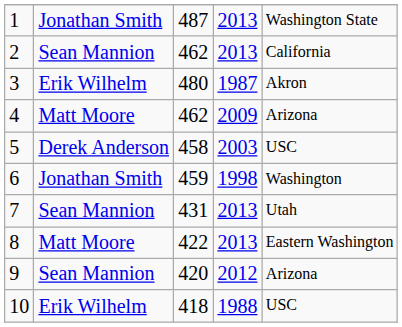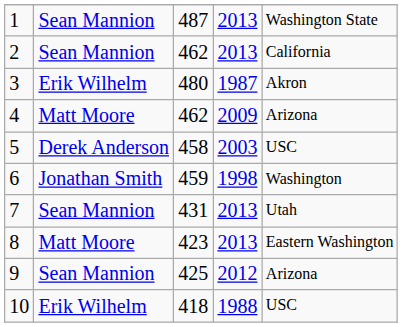(100, 20) Jonathan Smith -> (96, 20) Sean Mannion
(193, 242) 422 -> (193, 242) 423
(193, 274) 420 -> (193, 274) 425
